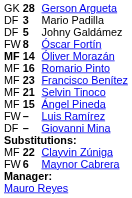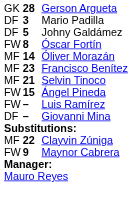(12, 56) bold -> (12, 56) normal
- row: (76, 68)
(12, 104) MF -> (12, 92) FW
(26, 164) 6 -> (26, 152) 9
